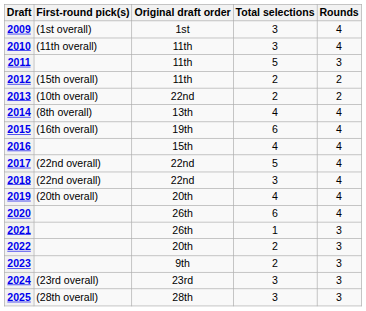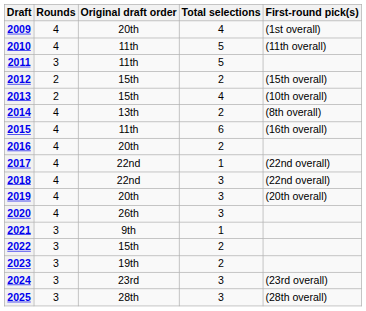columns swapped: (339, 12) <-> (83, 12)
(183, 29) 1st -> (129, 29) 20th
(275, 29) 3 -> (221, 29) 4
(275, 46) 3 -> (221, 46) 5
(183, 79) 11th -> (129, 79) 15th
(183, 96) 22nd -> (129, 96) 15th
(275, 96) 2 -> (221, 96) 4
(275, 113) 4 -> (221, 113) 2
(183, 130) 19th -> (129, 130) 11th
(183, 146) 15th -> (129, 146) 20th
(275, 146) 4 -> (221, 146) 2
(275, 163) 5 -> (221, 163) 1
(275, 197) 4 -> (221, 197) 3
(275, 213) 6 -> (221, 213) 3
(183, 230) 26th -> (129, 230) 9th
(183, 247) 20th -> (129, 247) 15th
(183, 264) 9th -> (129, 264) 19th
